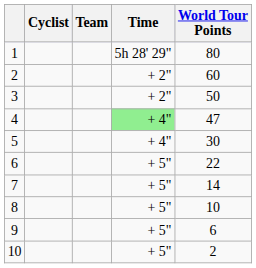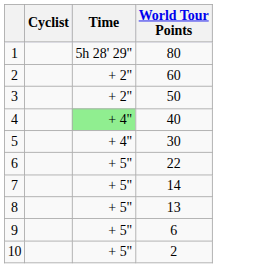- column: (92, 23)
(213, 119) 47 -> (174, 119) 40
(213, 207) 10 -> (174, 207) 13
